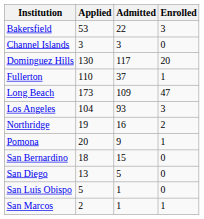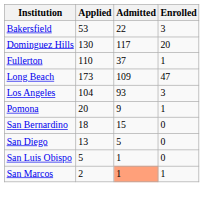- row: (38, 45)
- row: (28, 126)
(119, 206) no background -> (119, 174) lightsalmon background
